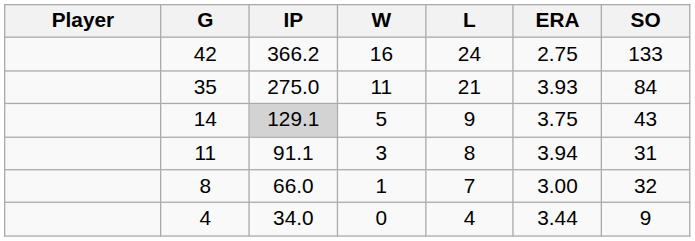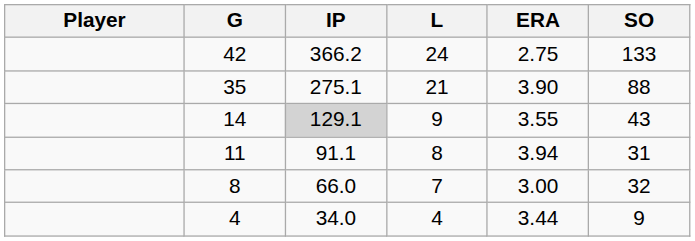- column: (381, 20)
(293, 86) 275.0 -> (336, 86) 275.1
(557, 86) 3.93 -> (538, 86) 3.90
(646, 86) 84 -> (639, 86) 88
(557, 119) 3.75 -> (538, 119) 3.55
